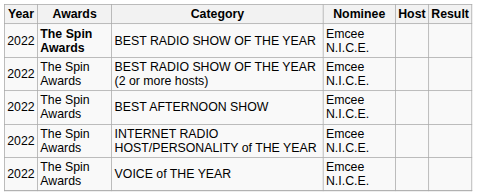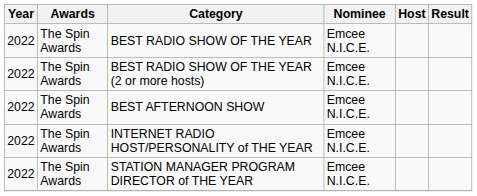(66, 40) bold -> (65, 40) normal
+ row: (203, 174)
- row: (173, 174)
